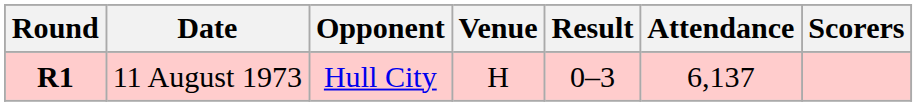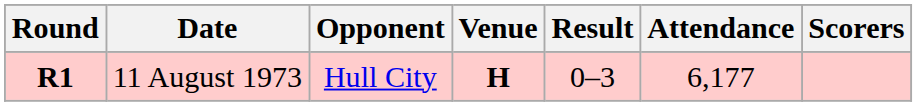(498, 76) normal -> (498, 76) bold
(721, 76) 6,137 -> (721, 76) 6,177
